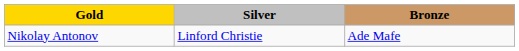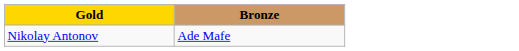- column: (259, 14)
